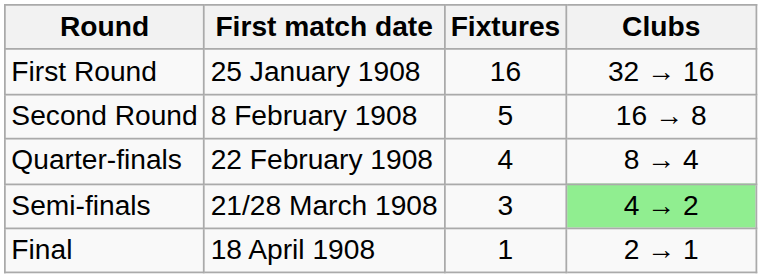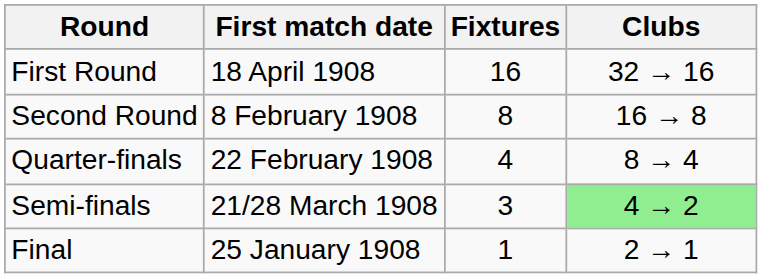(316, 71) 25 January 1908 -> (293, 71) 18 April 1908
(505, 116) 5 -> (505, 116) 8
(293, 250) 18 April 1908 -> (316, 250) 25 January 1908
